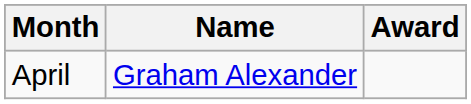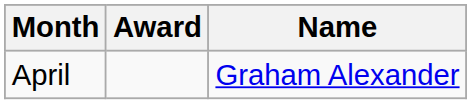columns swapped: (235, 27) <-> (415, 27)
